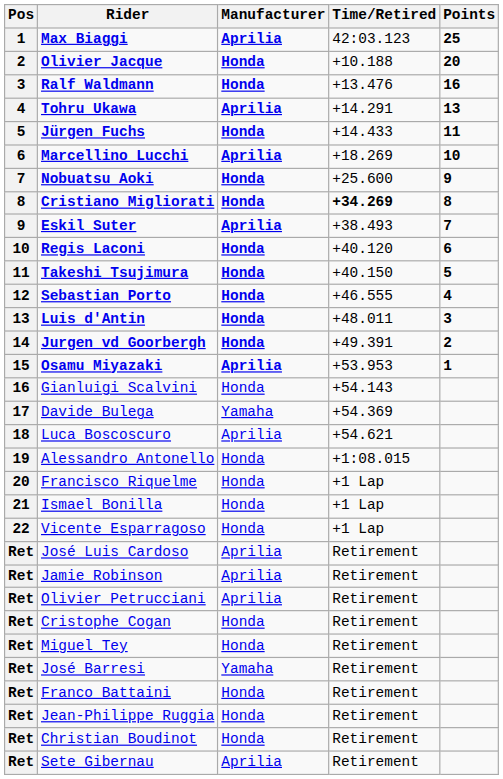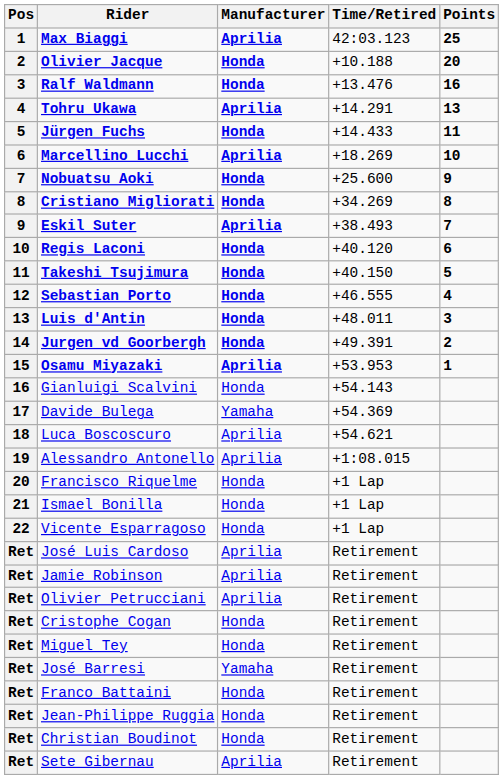(363, 203) bold -> (363, 203) normal
(243, 460) Honda -> (252, 460) Aprilia
